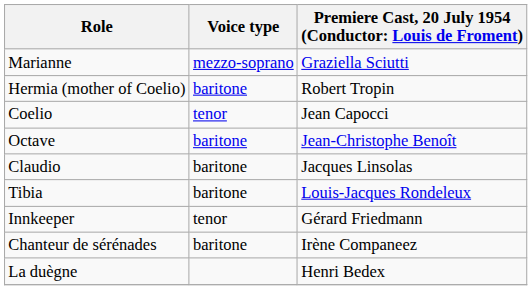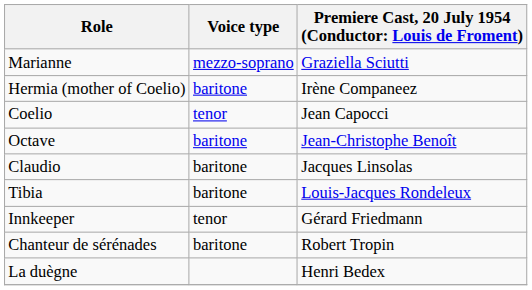(348, 88) Robert Tropin -> (359, 88) Irène Companeez
(359, 245) Irène Companeez -> (348, 245) Robert Tropin
